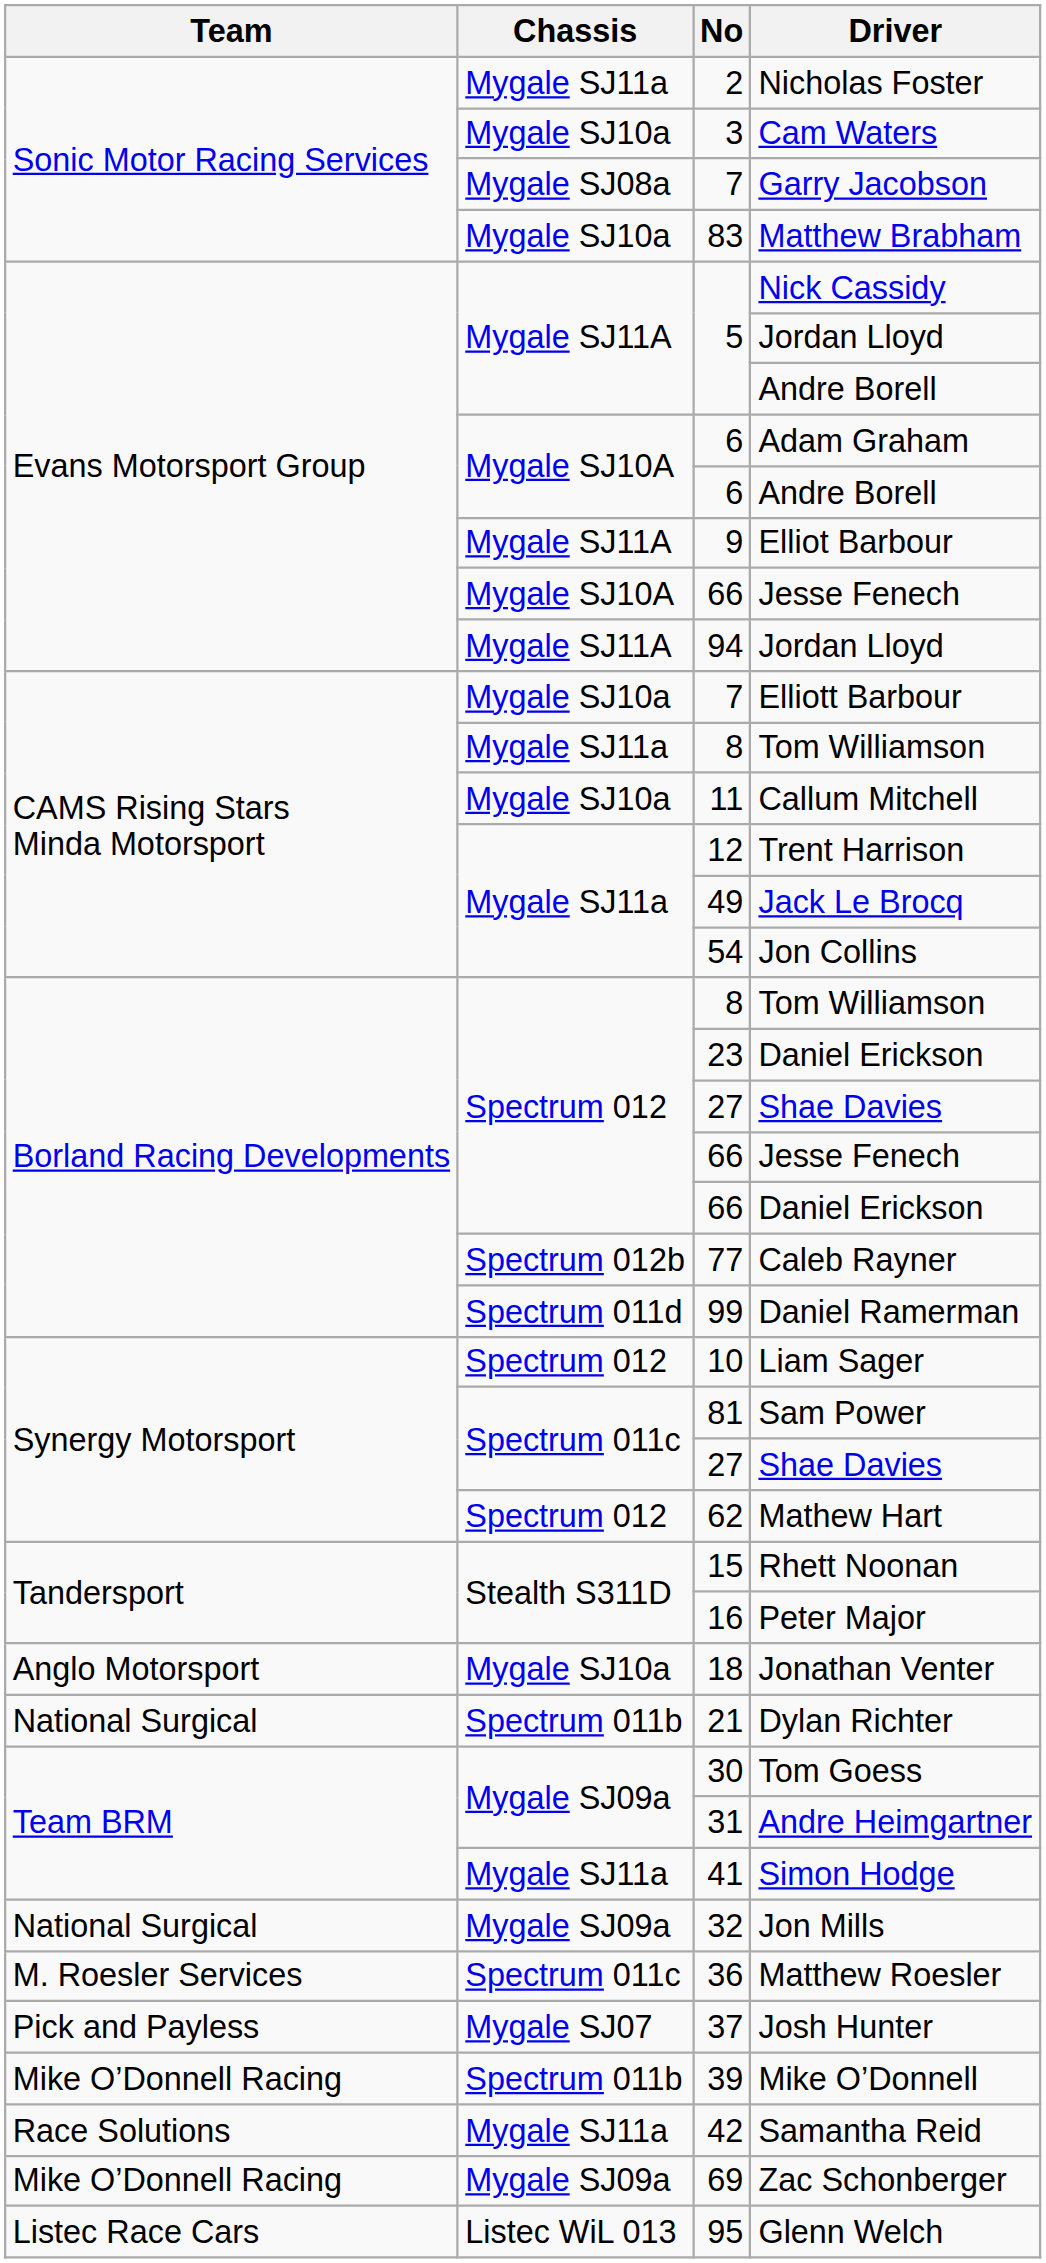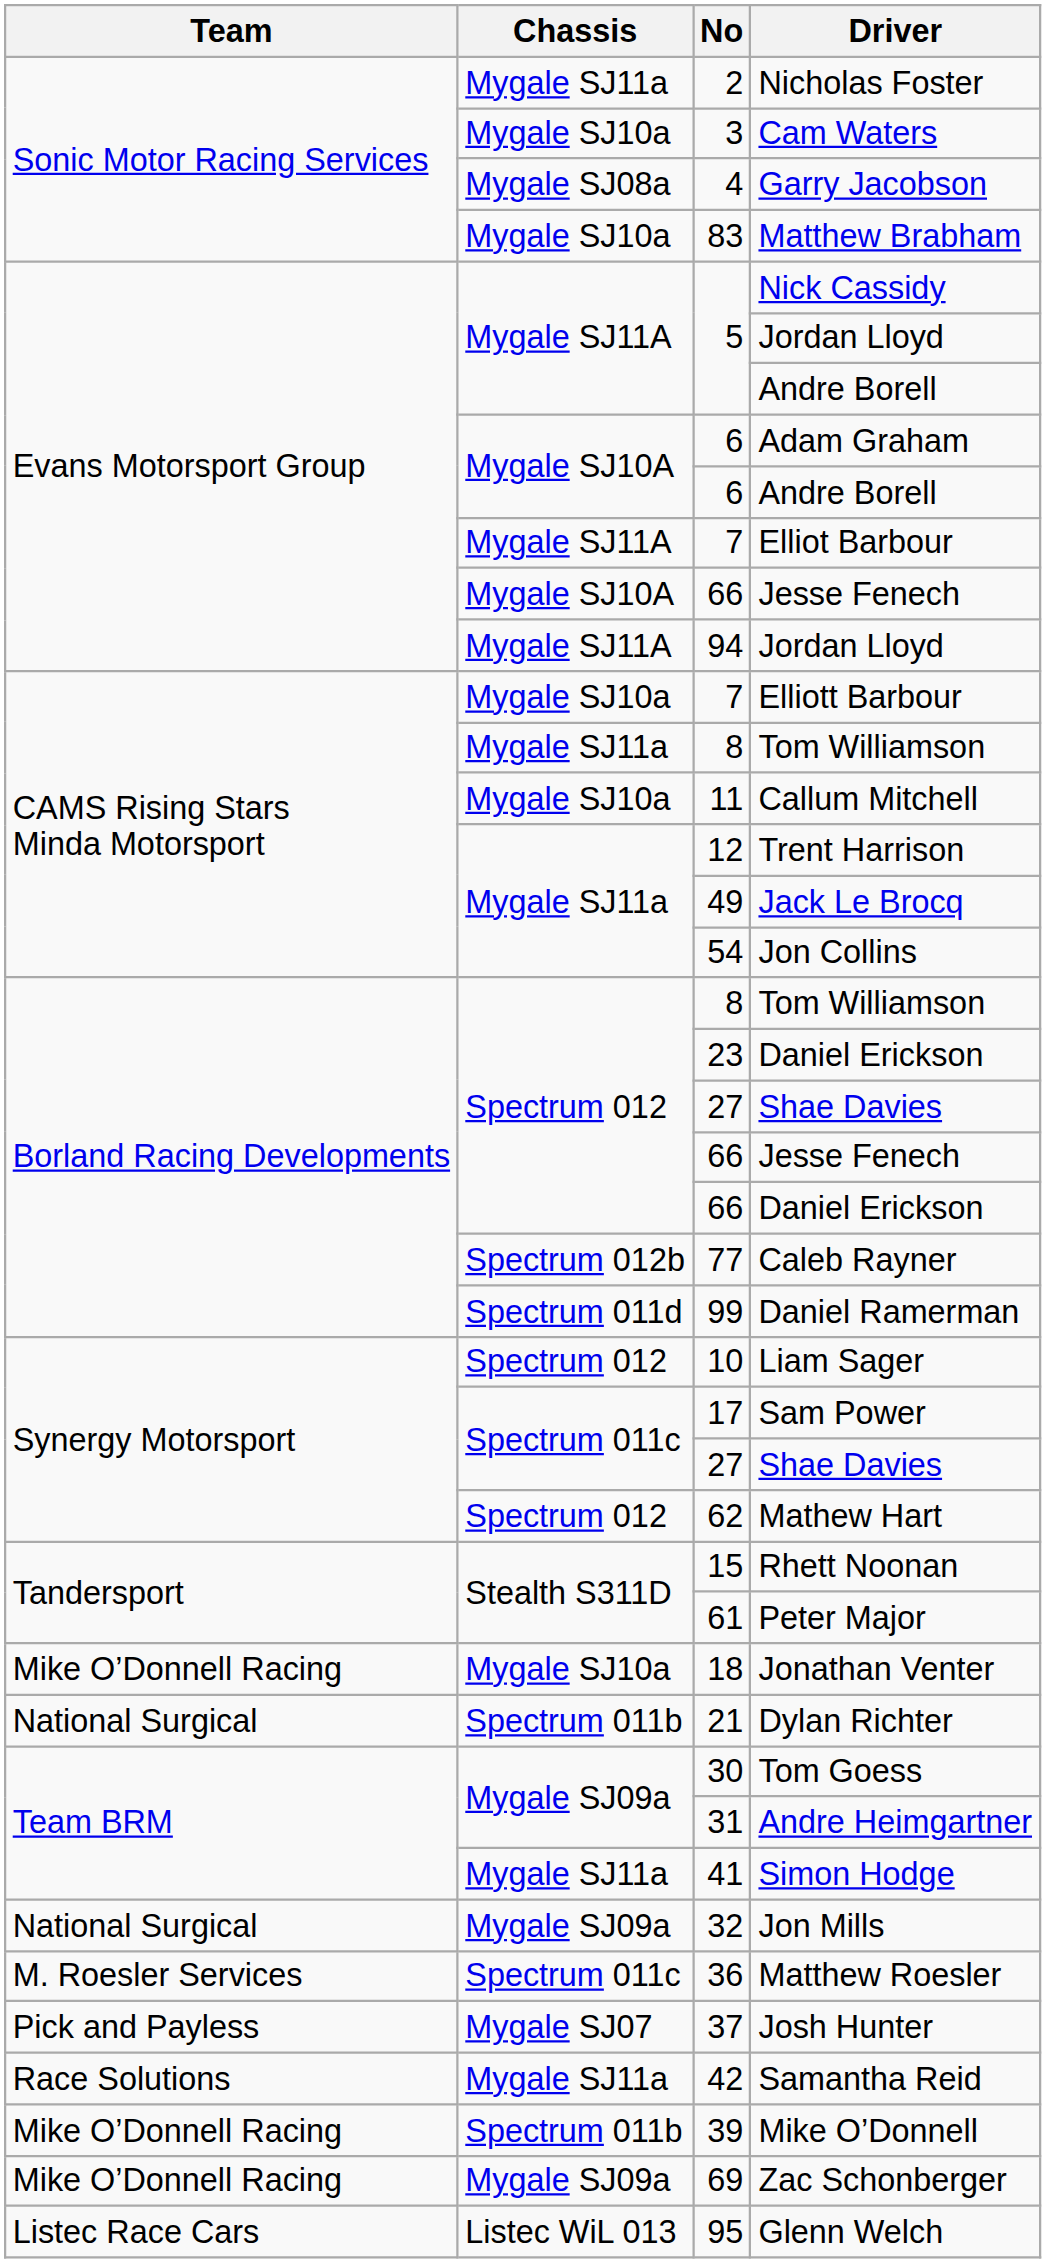(734, 185) 7 -> (734, 185) 4
(734, 543) 9 -> (734, 543) 7
(725, 1413) 81 -> (725, 1413) 17
(725, 1618) 16 -> (725, 1618) 61
(136, 1669) Anglo Motorsport -> (177, 1669) Mike O’Donnell Racing
rows swapped: (574, 2079) <-> (567, 2130)
